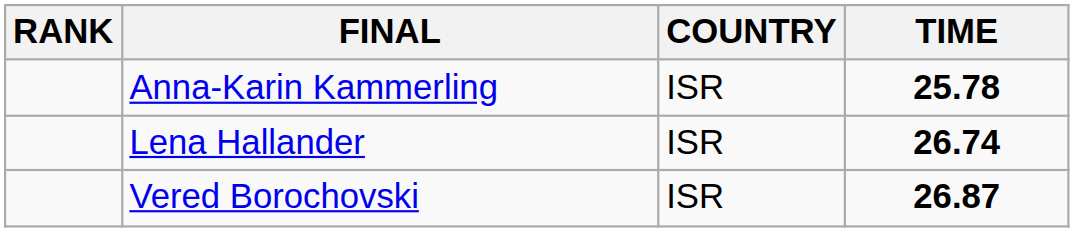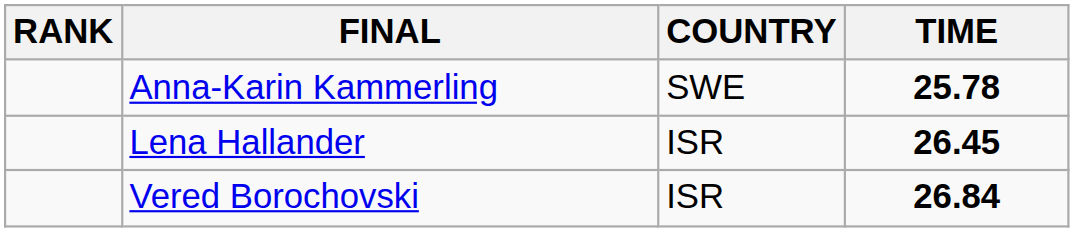(695, 87) ISR -> (706, 87) SWE
(957, 142) 26.74 -> (957, 142) 26.45
(957, 197) 26.87 -> (957, 197) 26.84
